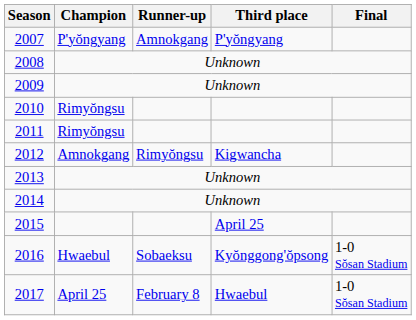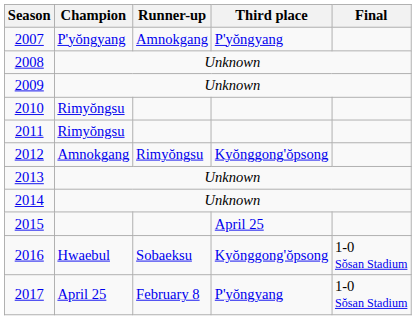(248, 154) Kigwancha -> (272, 154) Kyŏnggong'ŏpsong
(241, 294) Hwaebul -> (249, 294) P'yŏngyang
